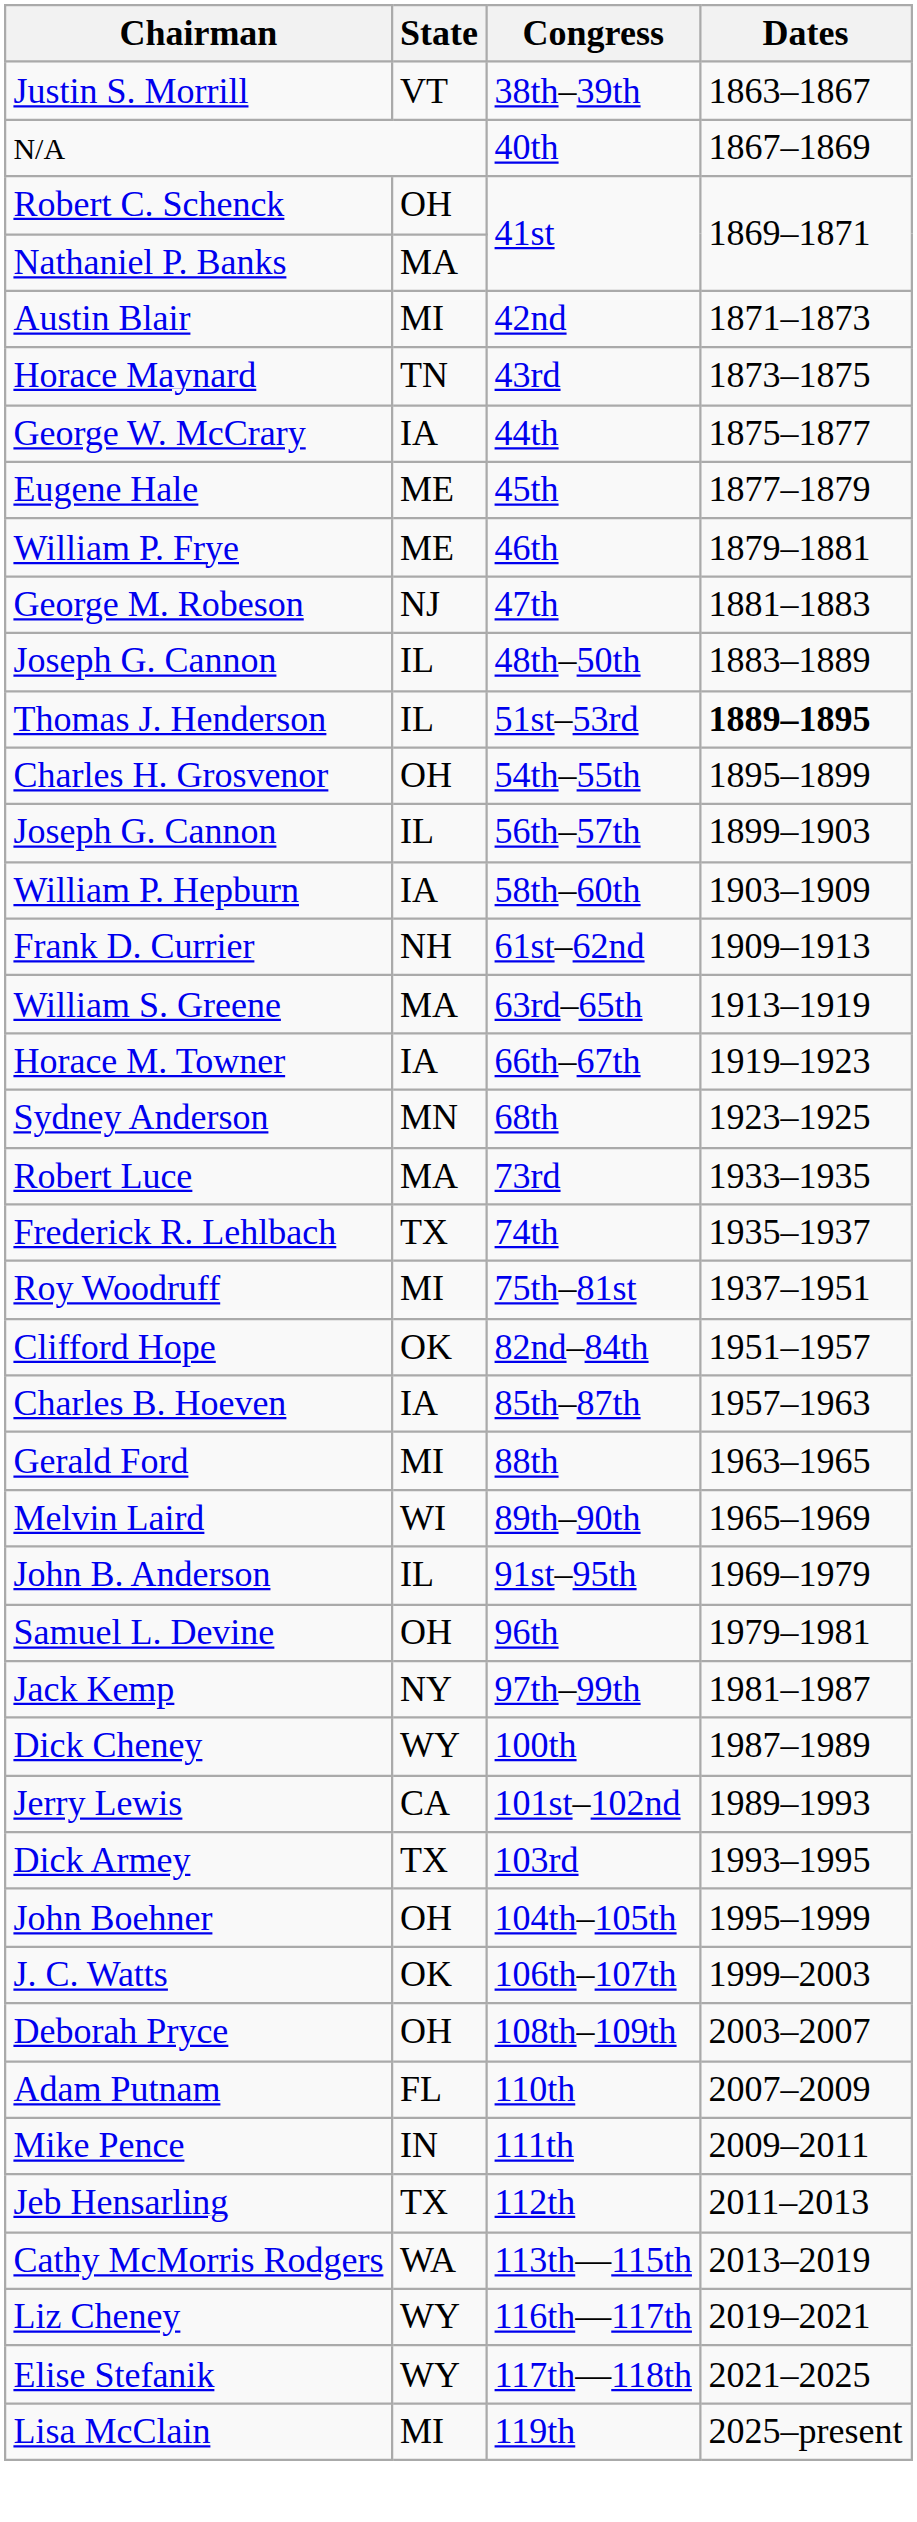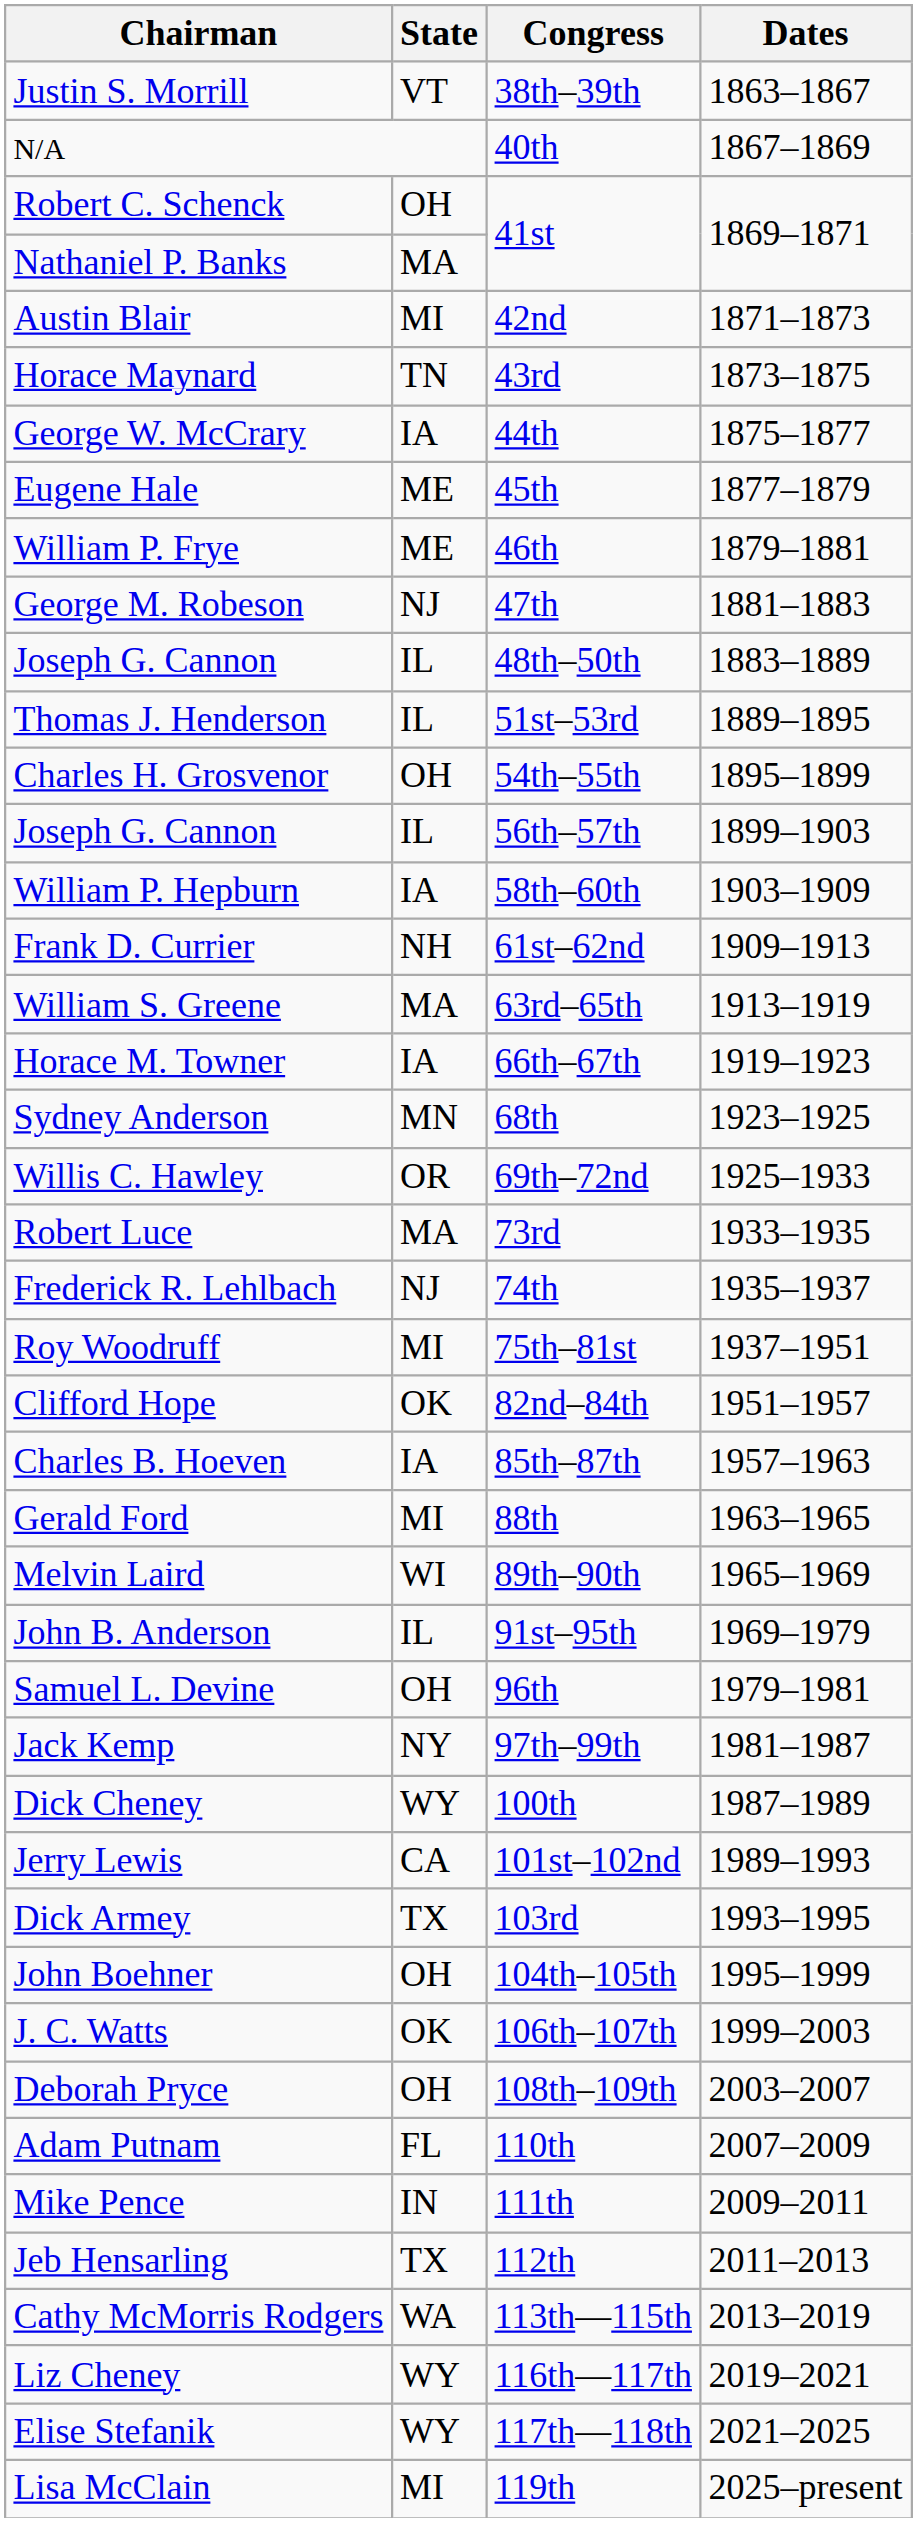(790, 718) bold -> (790, 718) normal
+ row: (138, 1174)
(424, 1232) TX -> (420, 1289) NJ
